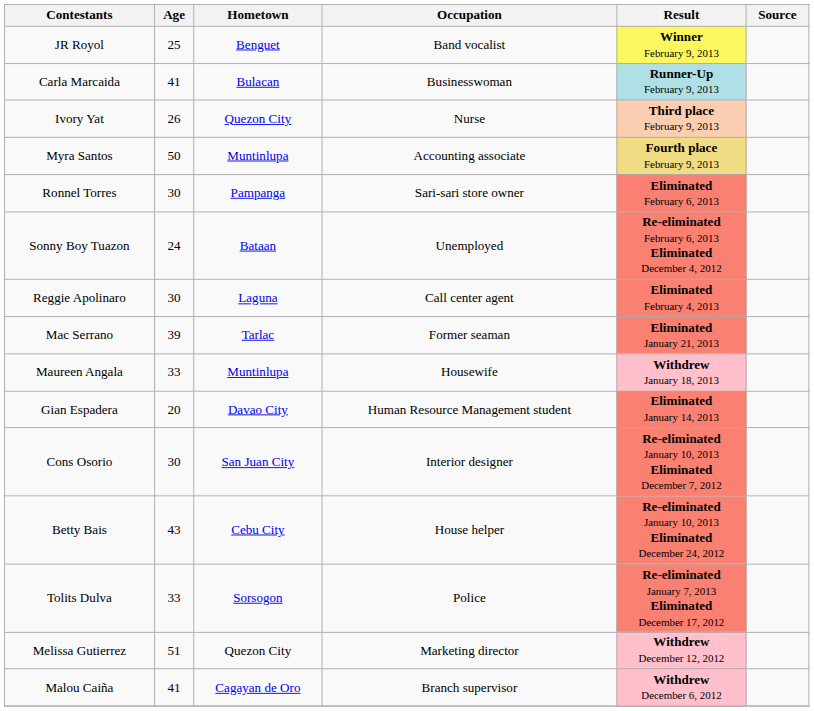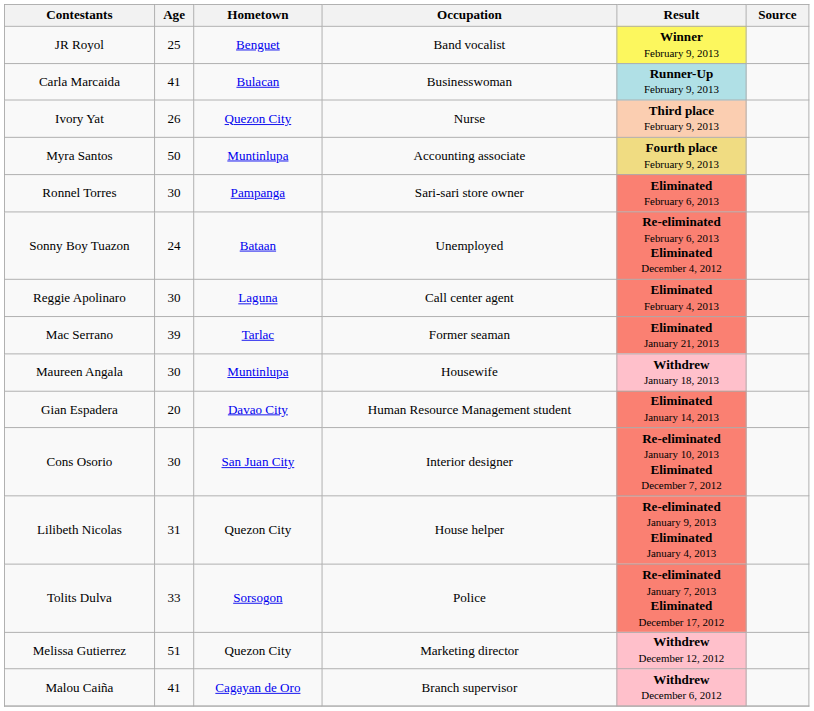(174, 372) 33 -> (174, 372) 30
- row: (79, 530)
+ row: (79, 530)
